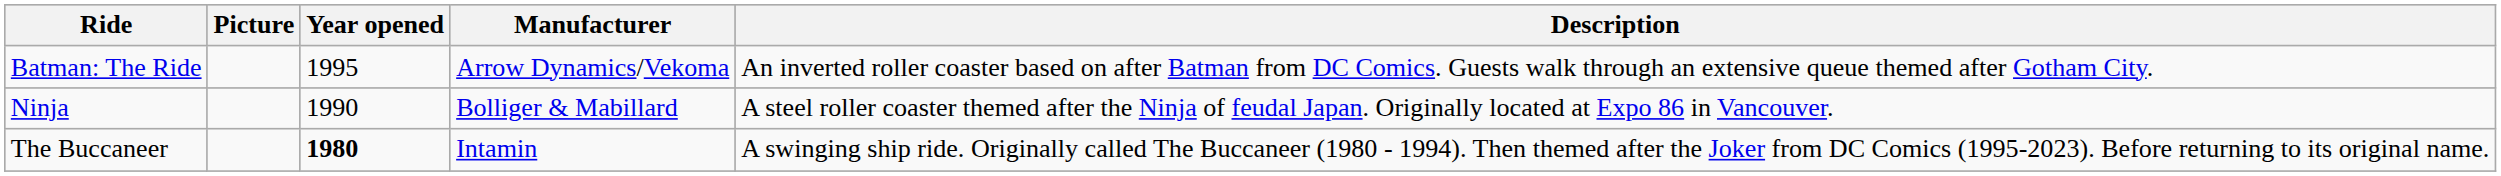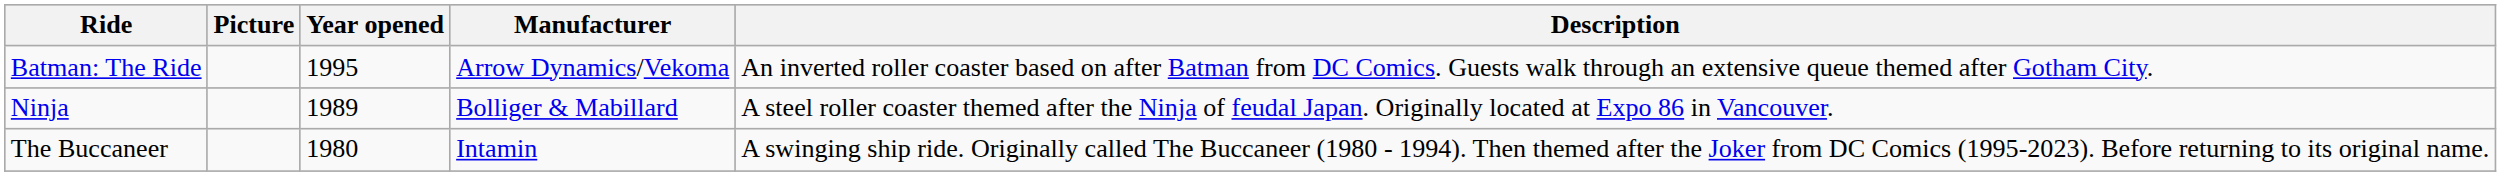(332, 107) 1990 -> (332, 107) 1989
(332, 149) bold -> (332, 149) normal
